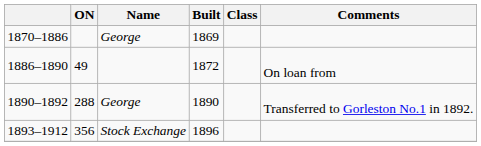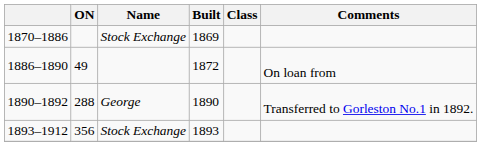(120, 36) George -> (143, 36) Stock Exchange
(206, 130) 1896 -> (206, 130) 1893
